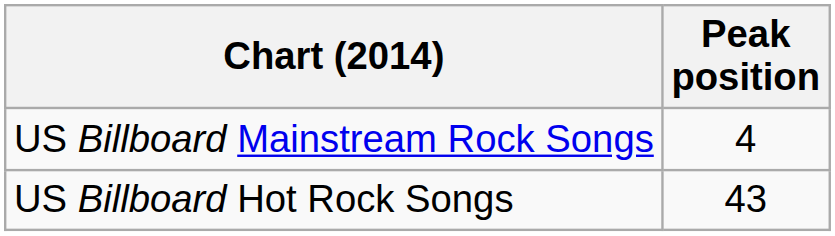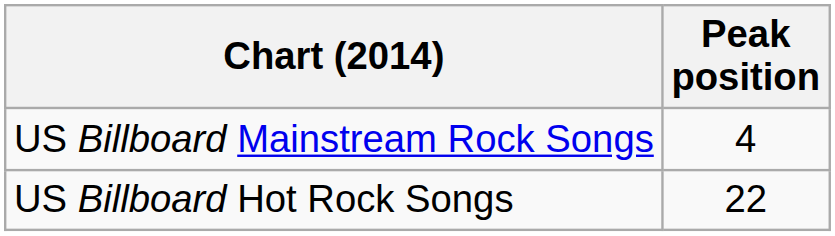(746, 199) 43 -> (746, 199) 22
